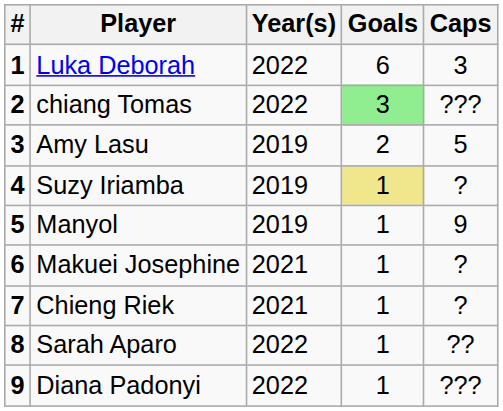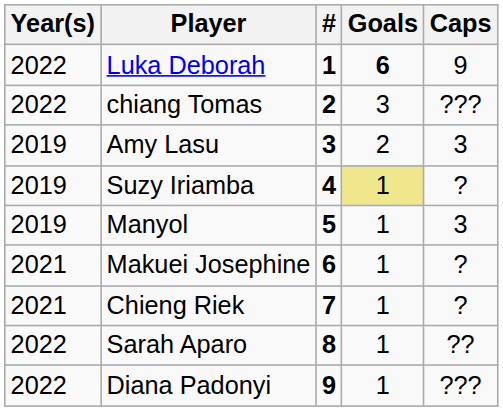columns swapped: (18, 24) <-> (294, 24)
(383, 64) normal -> (383, 64) bold
(461, 64) 3 -> (461, 64) 9
(383, 104) lightgreen background -> (383, 104) no background
(461, 144) 5 -> (461, 144) 3
(461, 225) 9 -> (461, 225) 3
